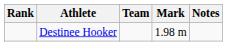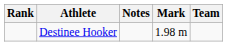columns swapped: (136, 13) <-> (206, 13)
